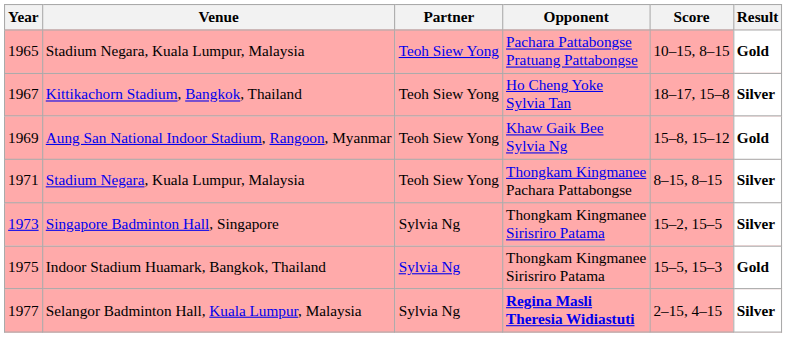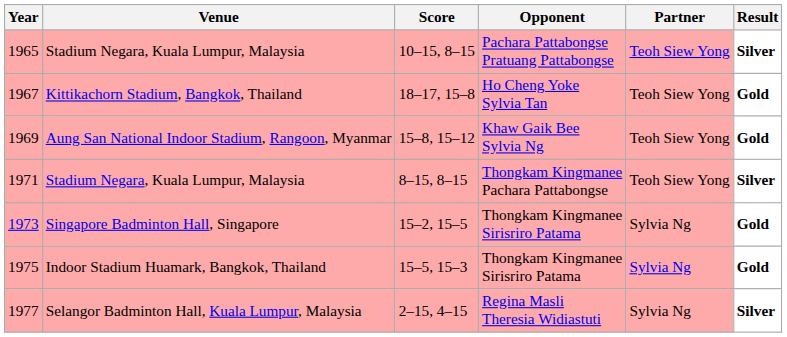columns swapped: (449, 17) <-> (692, 17)
(753, 51) Gold -> (756, 51) Silver
(756, 94) Silver -> (753, 94) Gold
(756, 224) Silver -> (753, 224) Gold
(570, 310) bold -> (542, 310) normal
